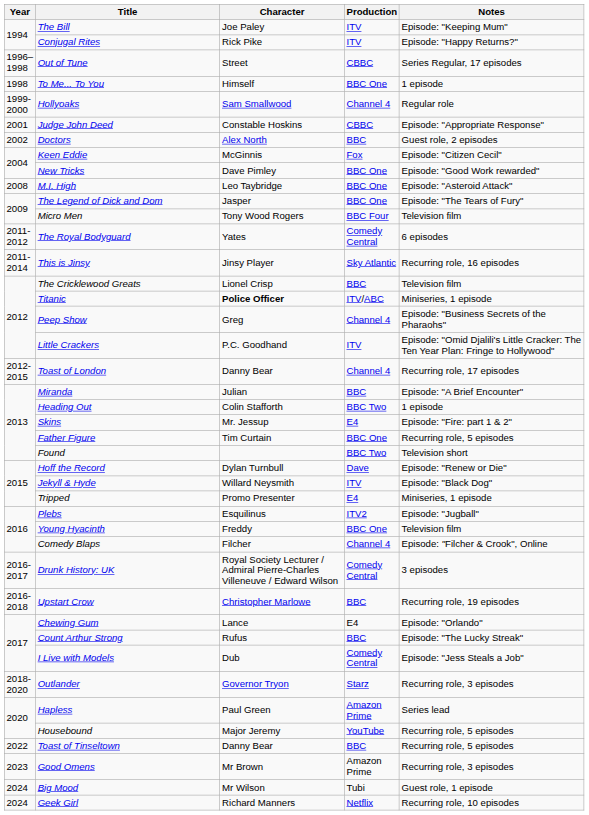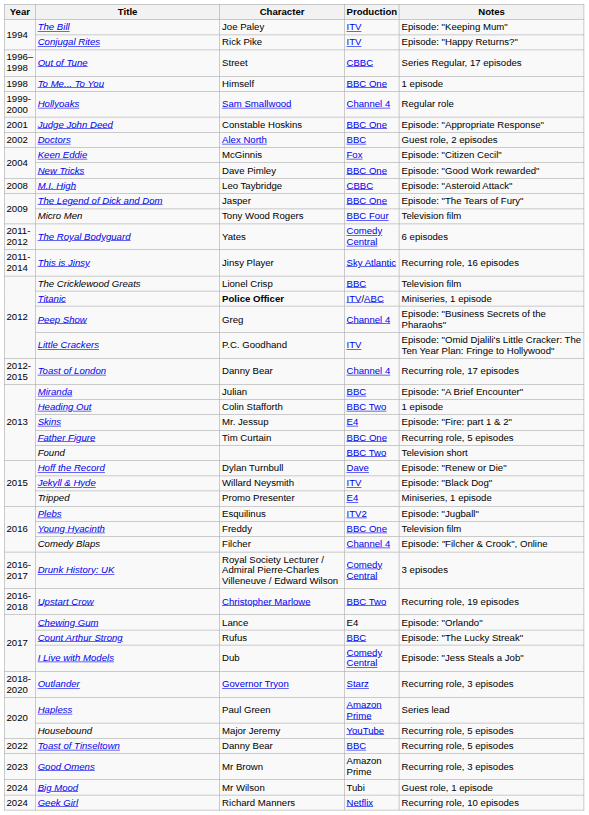(360, 125) CBBC -> (367, 125) BBC One
(367, 185) BBC One -> (360, 185) CBBC
(356, 601) BBC -> (366, 601) BBC Two
